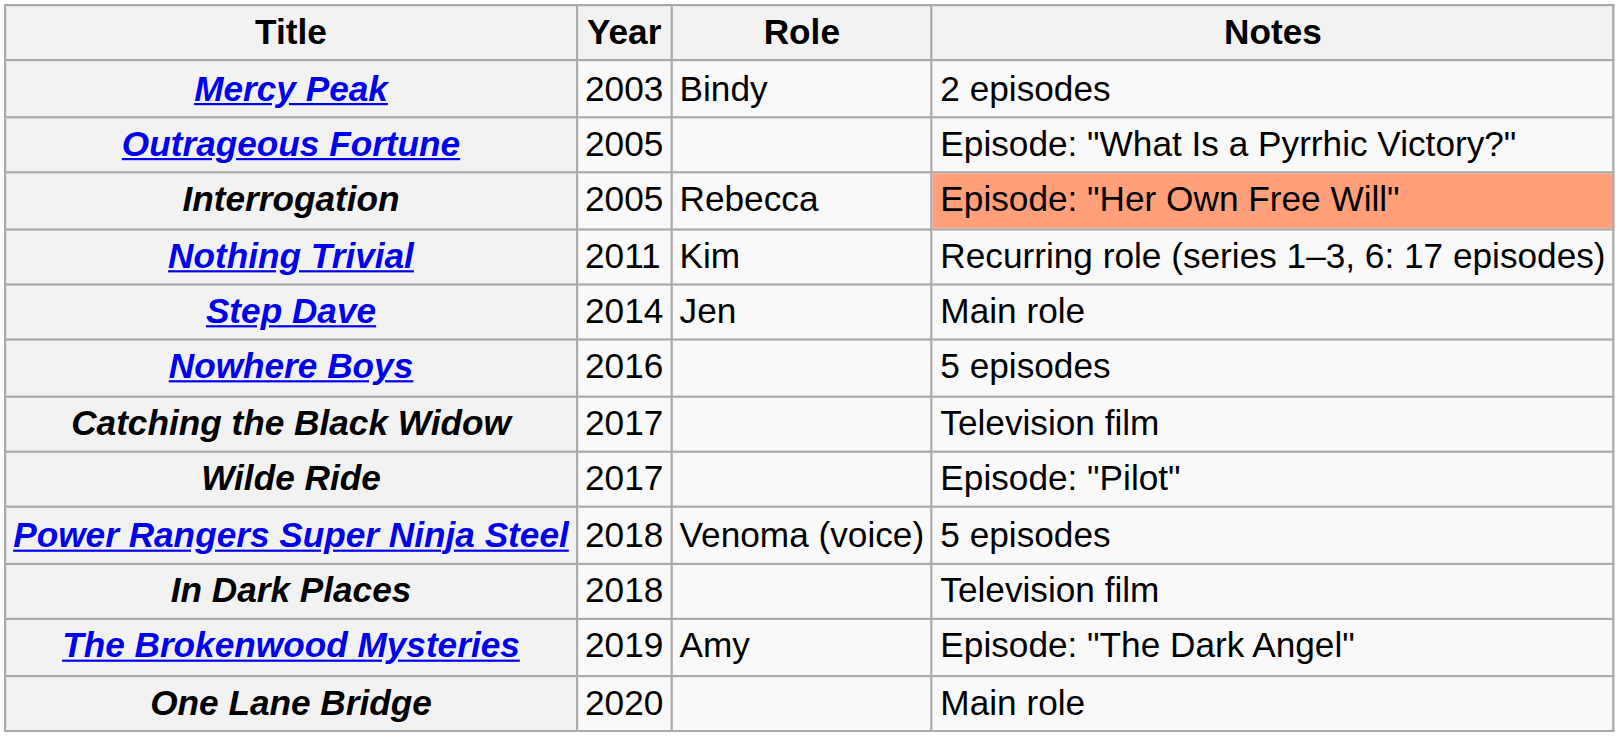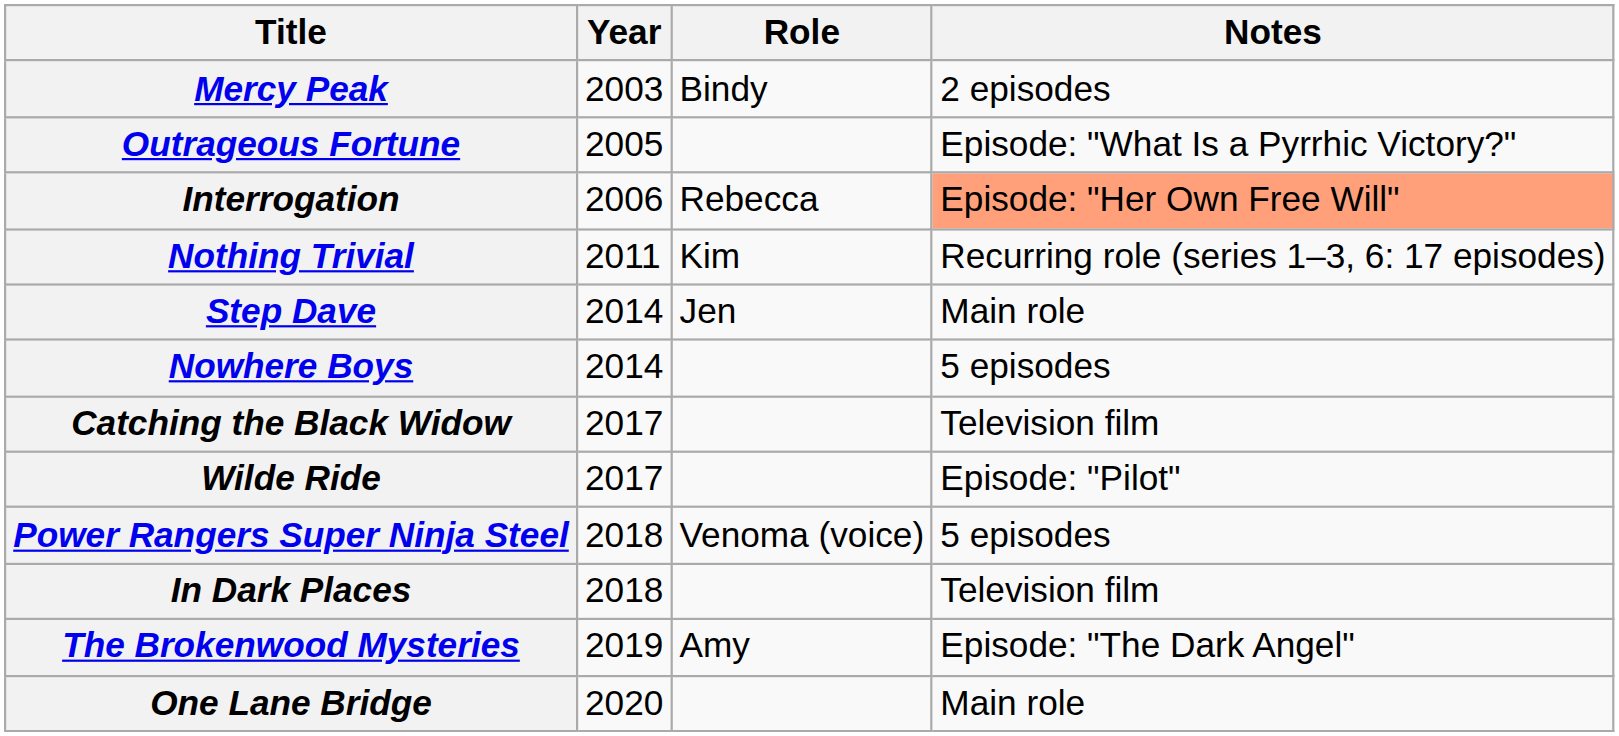(624, 199) 2005 -> (624, 199) 2006
(624, 367) 2016 -> (624, 367) 2014
